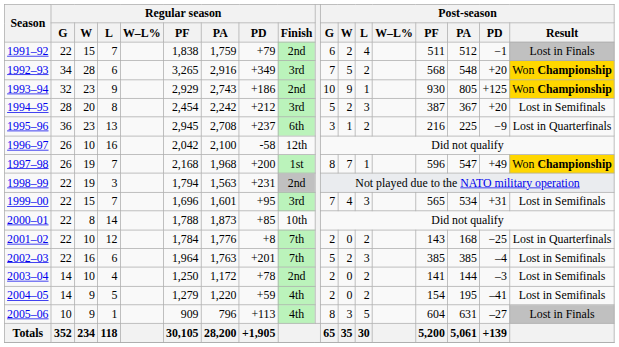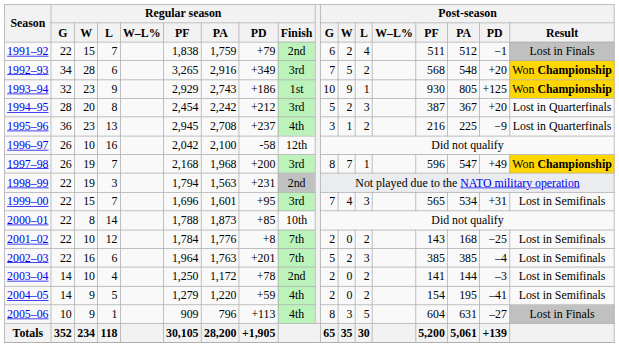(297, 88) 2nd -> (297, 88) 1st
(562, 107) Lost in Semifinals -> (562, 107) Lost in Quarterfinals
(297, 126) 6th -> (297, 126) 4th
(297, 164) 1st -> (297, 164) 3rd
(562, 239) Lost in Quarterfinals -> (562, 239) Lost in Semifinals
